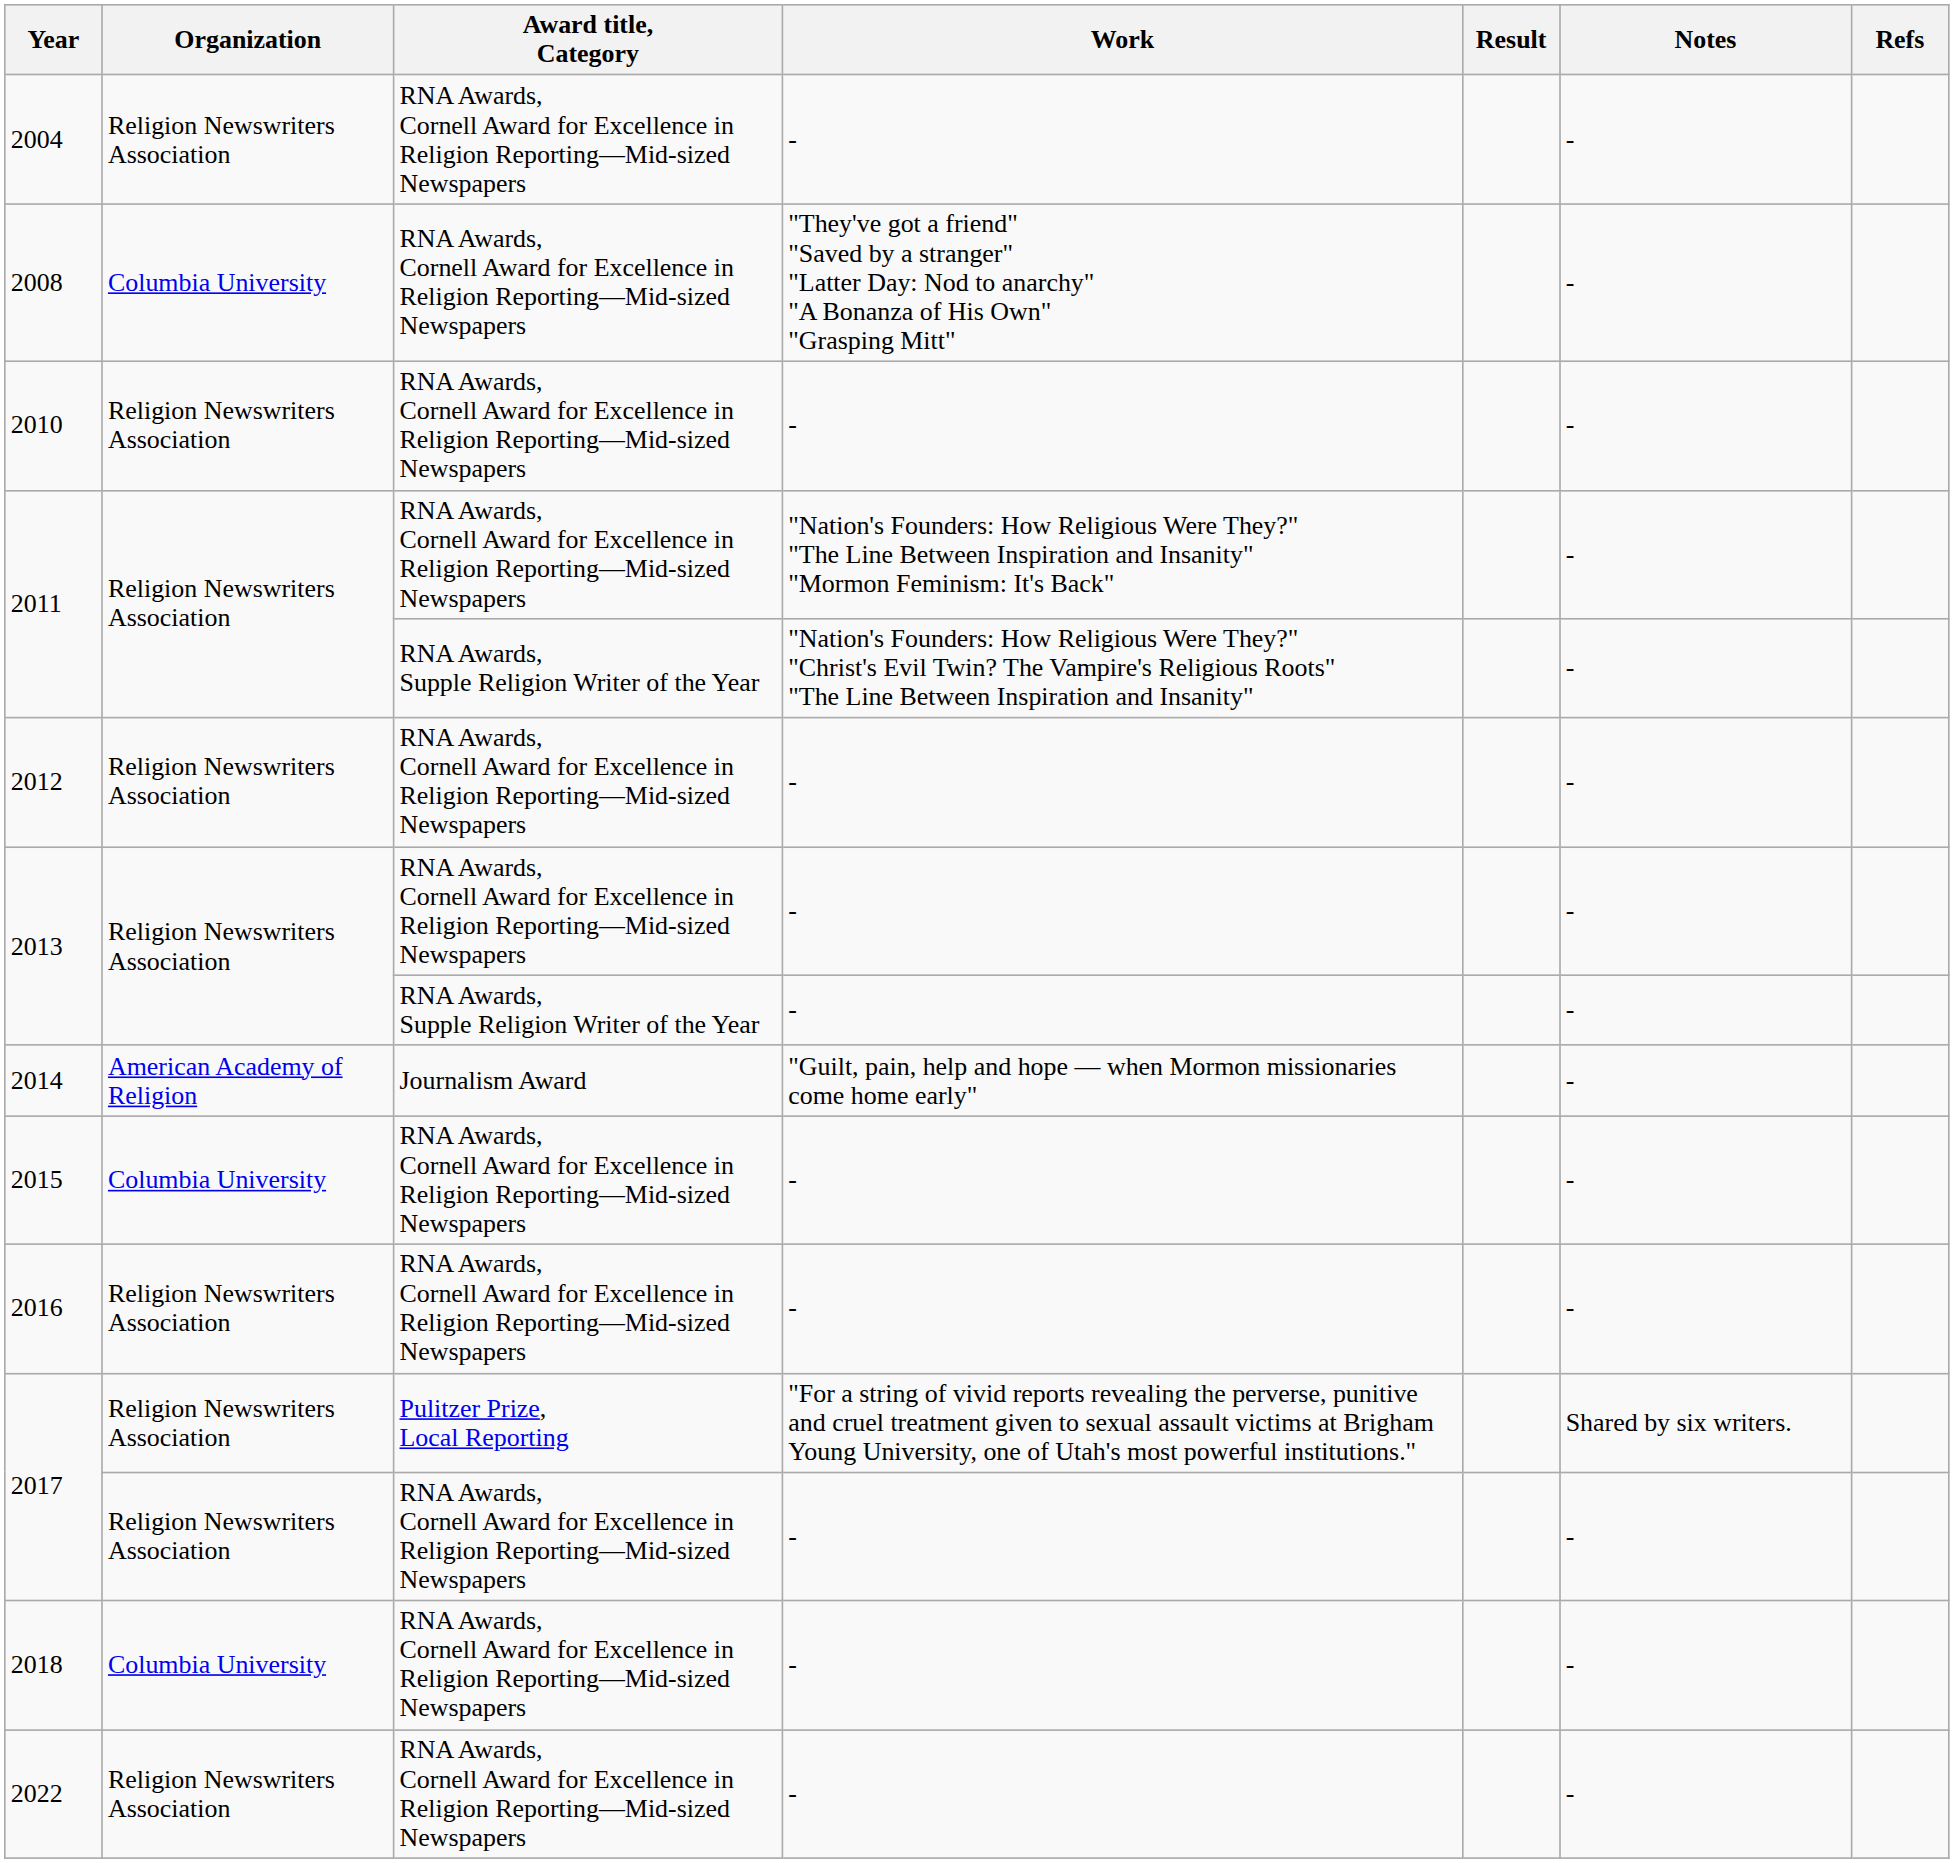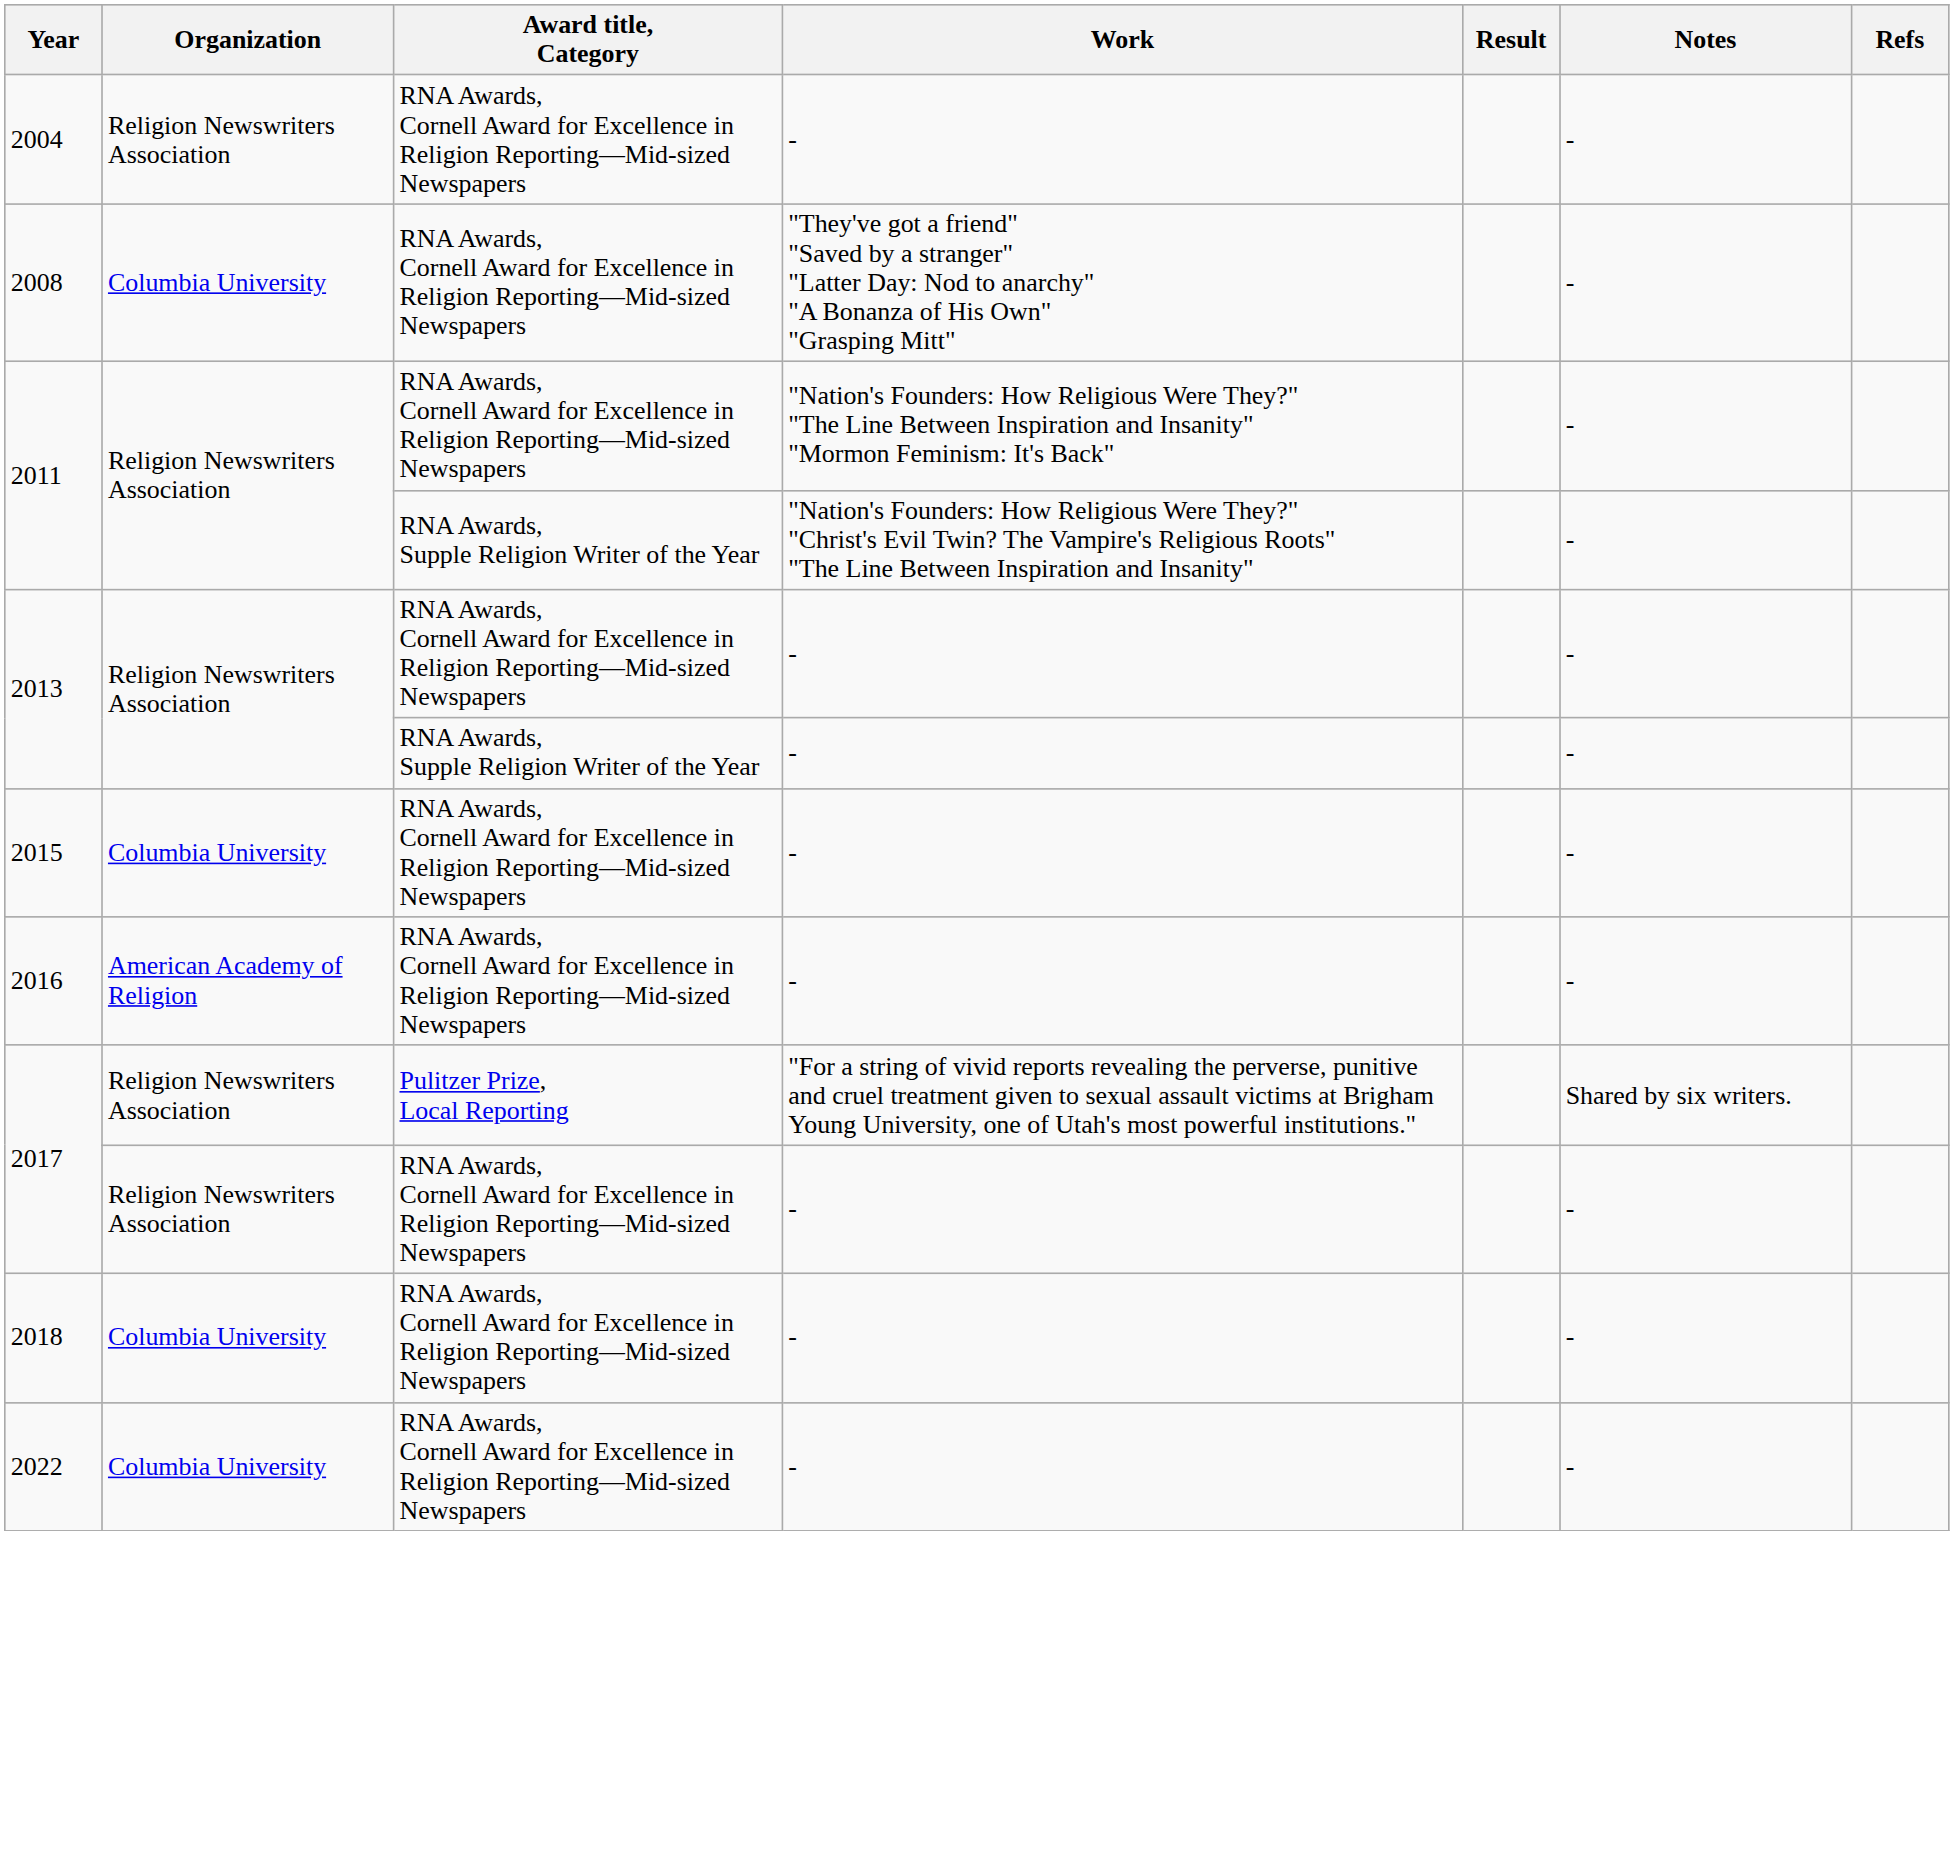- row: (37, 425)
- row: (37, 781)
- row: (37, 1080)
(221, 1308) Religion Newswriters Association -> (225, 980) American Academy of Religion
(221, 1793) Religion Newswriters Association -> (217, 1466) Columbia University
